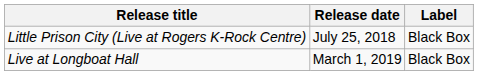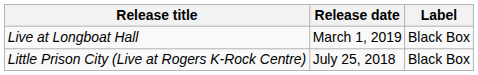rows swapped: (157, 37) <-> (73, 59)
